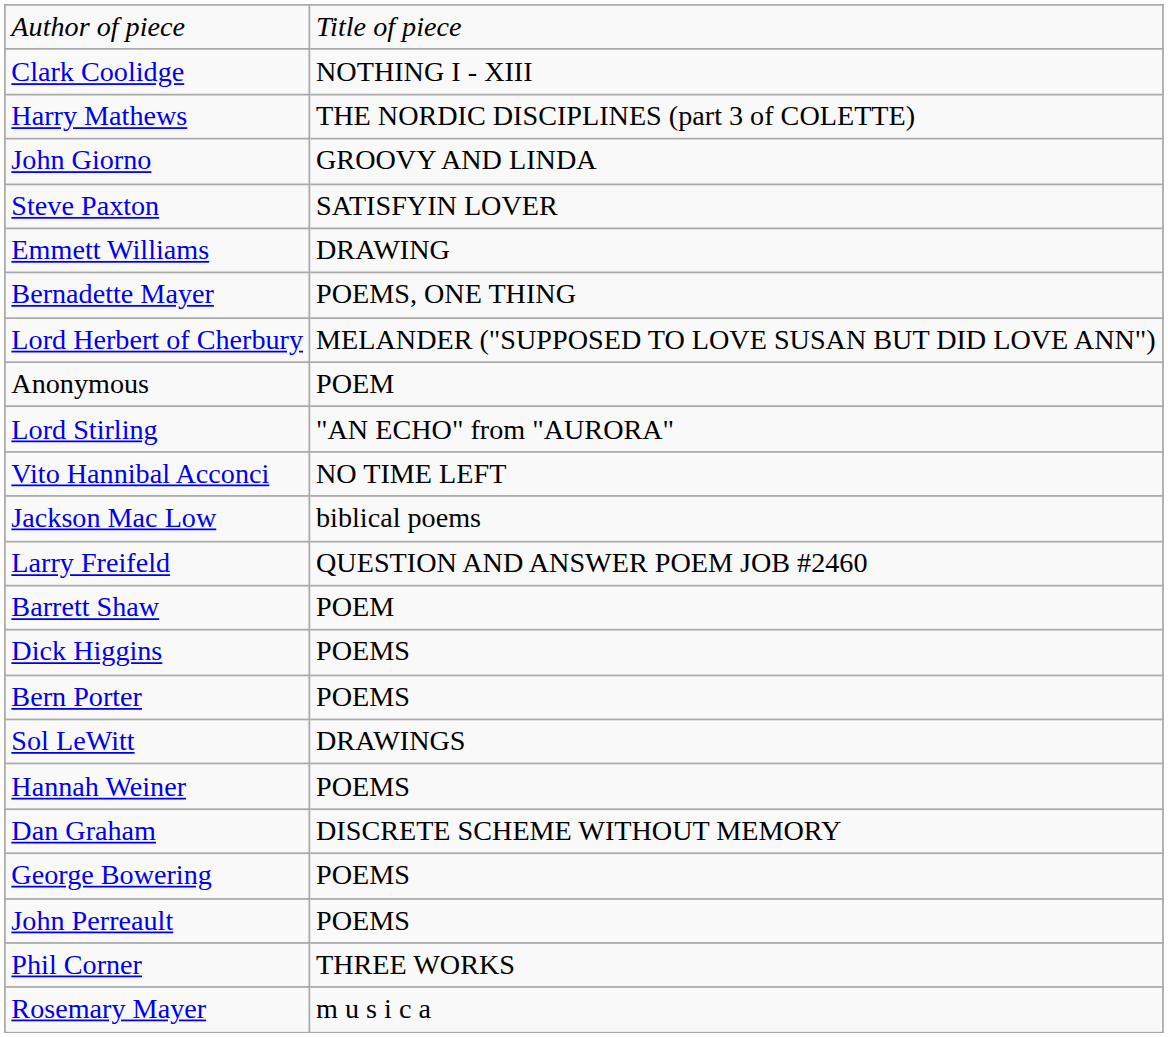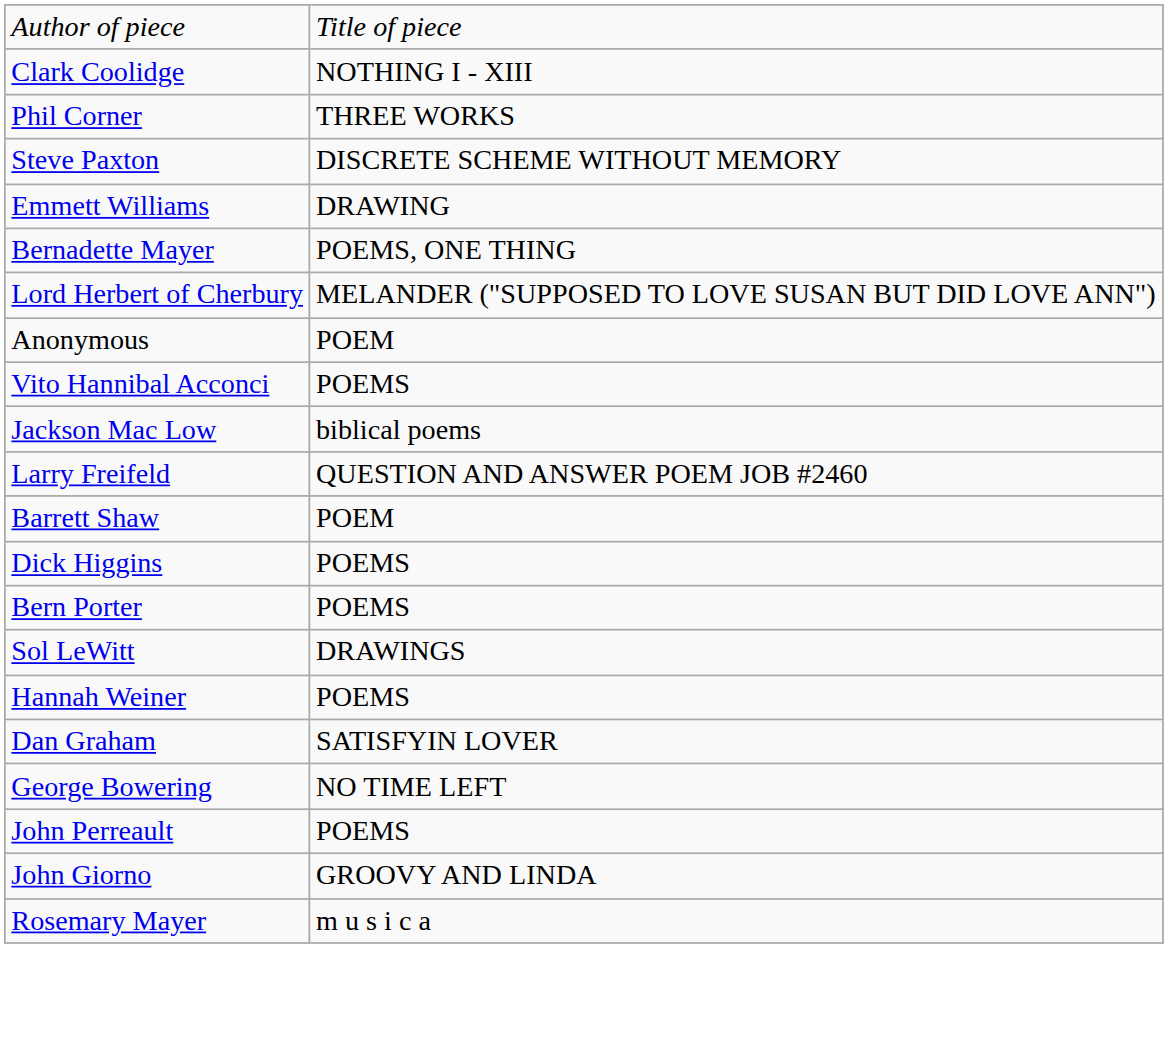- row: (99, 116)
rows swapped: (81, 160) <-> (77, 964)
(437, 205) SATISFYIN LOVER -> (579, 160) DISCRETE SCHEME WITHOUT MEMORY
- row: (85, 428)
(411, 473) NO TIME LEFT -> (363, 384) POEMS
(579, 830) DISCRETE SCHEME WITHOUT MEMORY -> (437, 741) SATISFYIN LOVER
(363, 875) POEMS -> (411, 786) NO TIME LEFT
